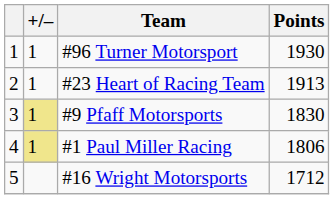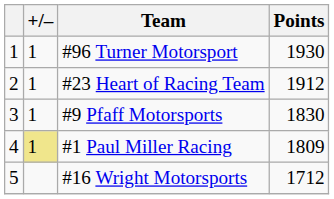(305, 83) 1913 -> (305, 83) 1912
(32, 115) khaki background -> (32, 115) no background
(305, 146) 1806 -> (305, 146) 1809
